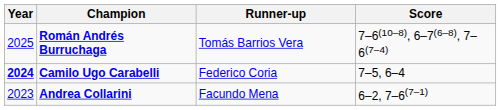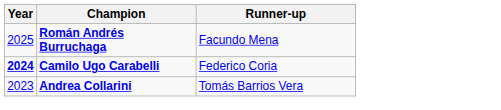- column: (426, 13)
(251, 43) Tomás Barrios Vera -> (239, 40) Facundo Mena
(239, 93) Facundo Mena -> (251, 85) Tomás Barrios Vera
